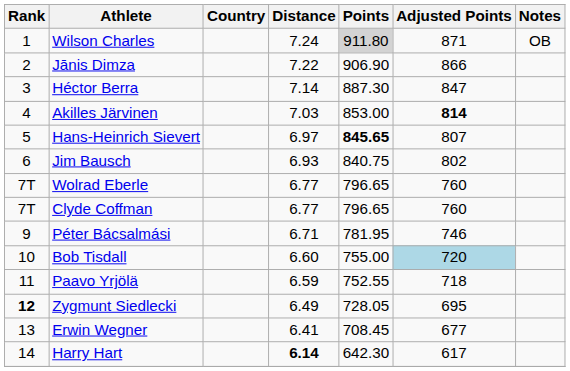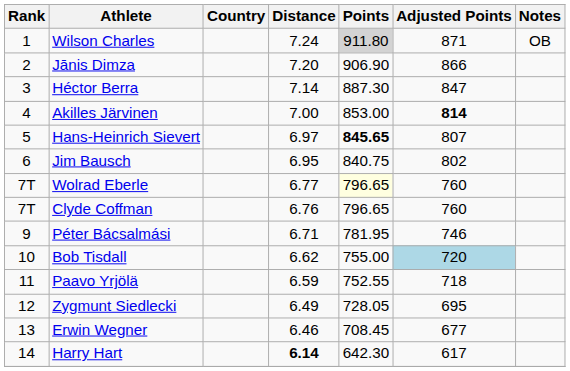(304, 64) 7.22 -> (304, 64) 7.20
(304, 112) 7.03 -> (304, 112) 7.00
(304, 161) 6.93 -> (304, 161) 6.95
(366, 185) no background -> (366, 185) lightyellow background
(304, 209) 6.77 -> (304, 209) 6.76
(304, 257) 6.60 -> (304, 257) 6.62
(27, 305) bold -> (27, 305) normal
(304, 329) 6.41 -> (304, 329) 6.46
